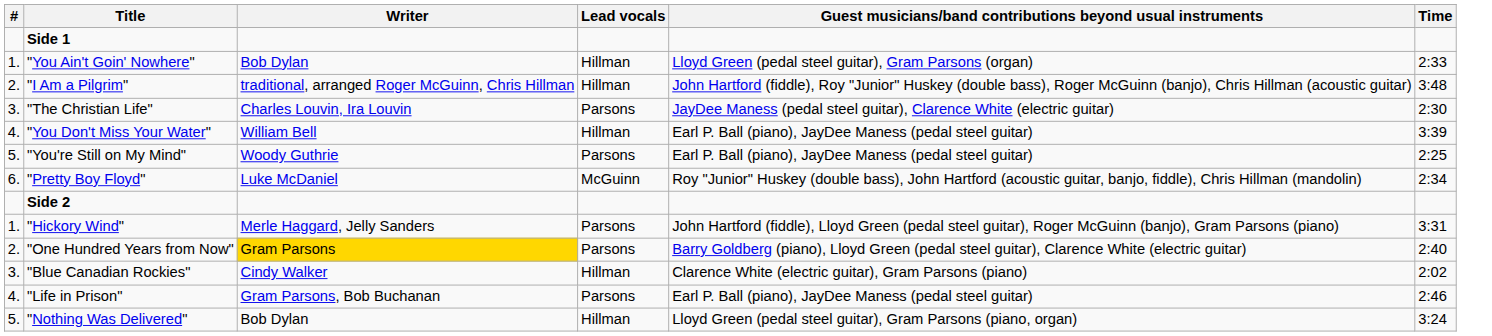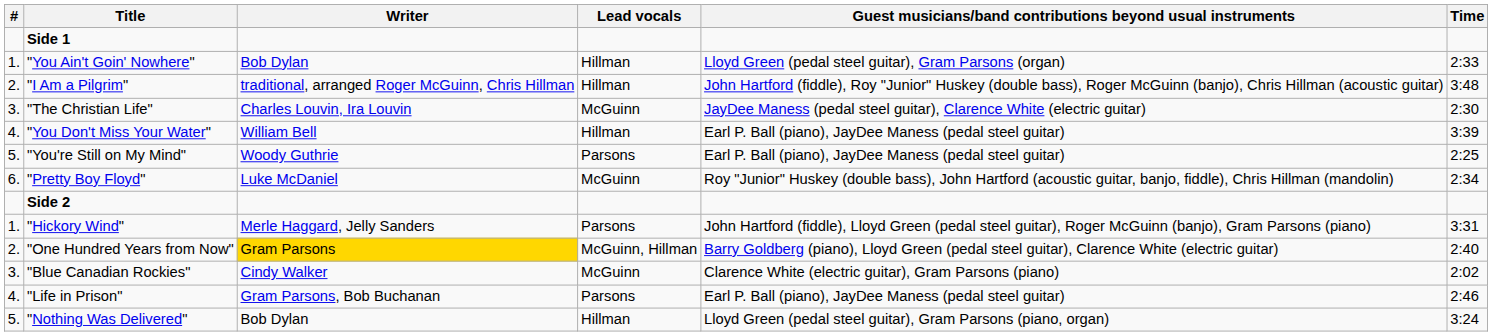(608, 109) Parsons -> (611, 109) McGuinn
(608, 249) Parsons -> (639, 249) McGuinn, Hillman
(606, 272) Hillman -> (611, 272) McGuinn
